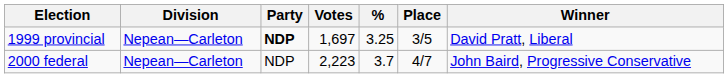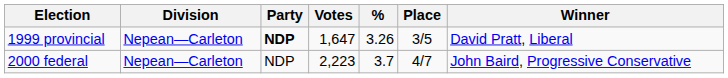(337, 38) 1,697 -> (337, 38) 1,647
(380, 38) 3.25 -> (380, 38) 3.26
